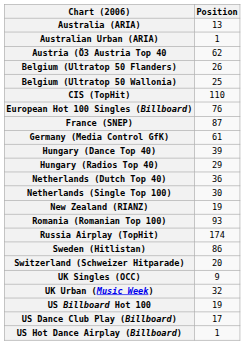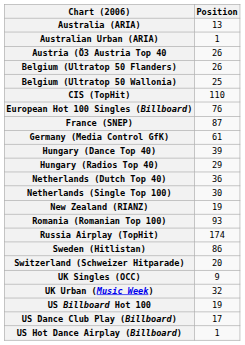(217, 53) 62 -> (217, 53) 26
